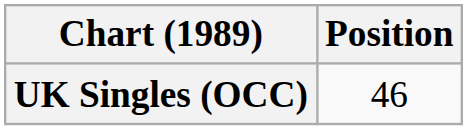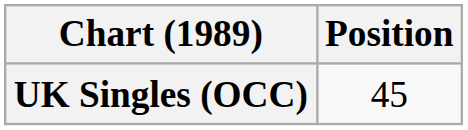(389, 93) 46 -> (389, 93) 45
